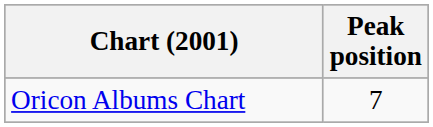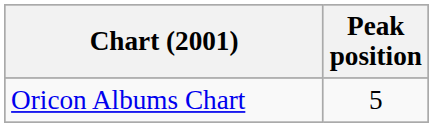(376, 99) 7 -> (376, 99) 5
